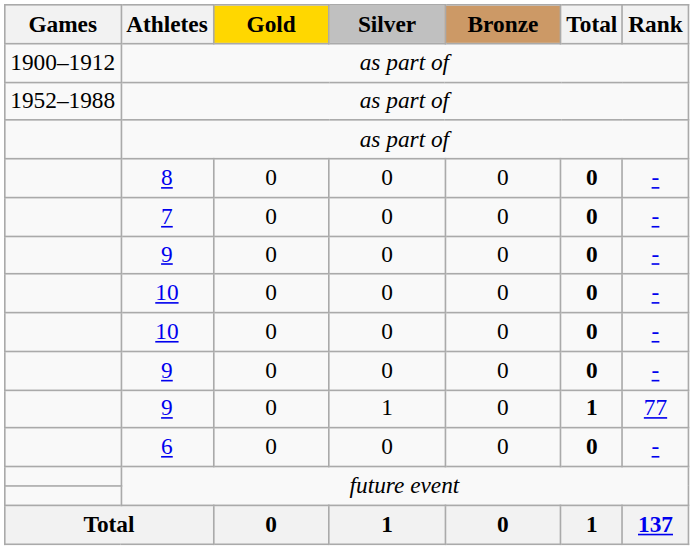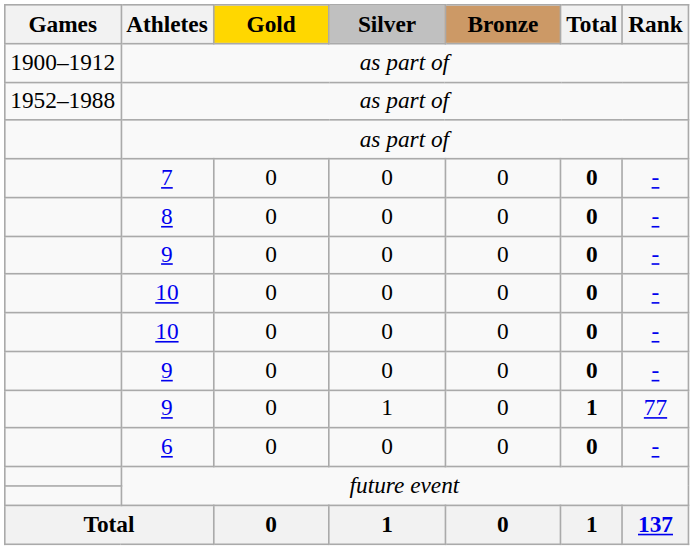rows swapped: (63, 217) <-> (63, 178)
